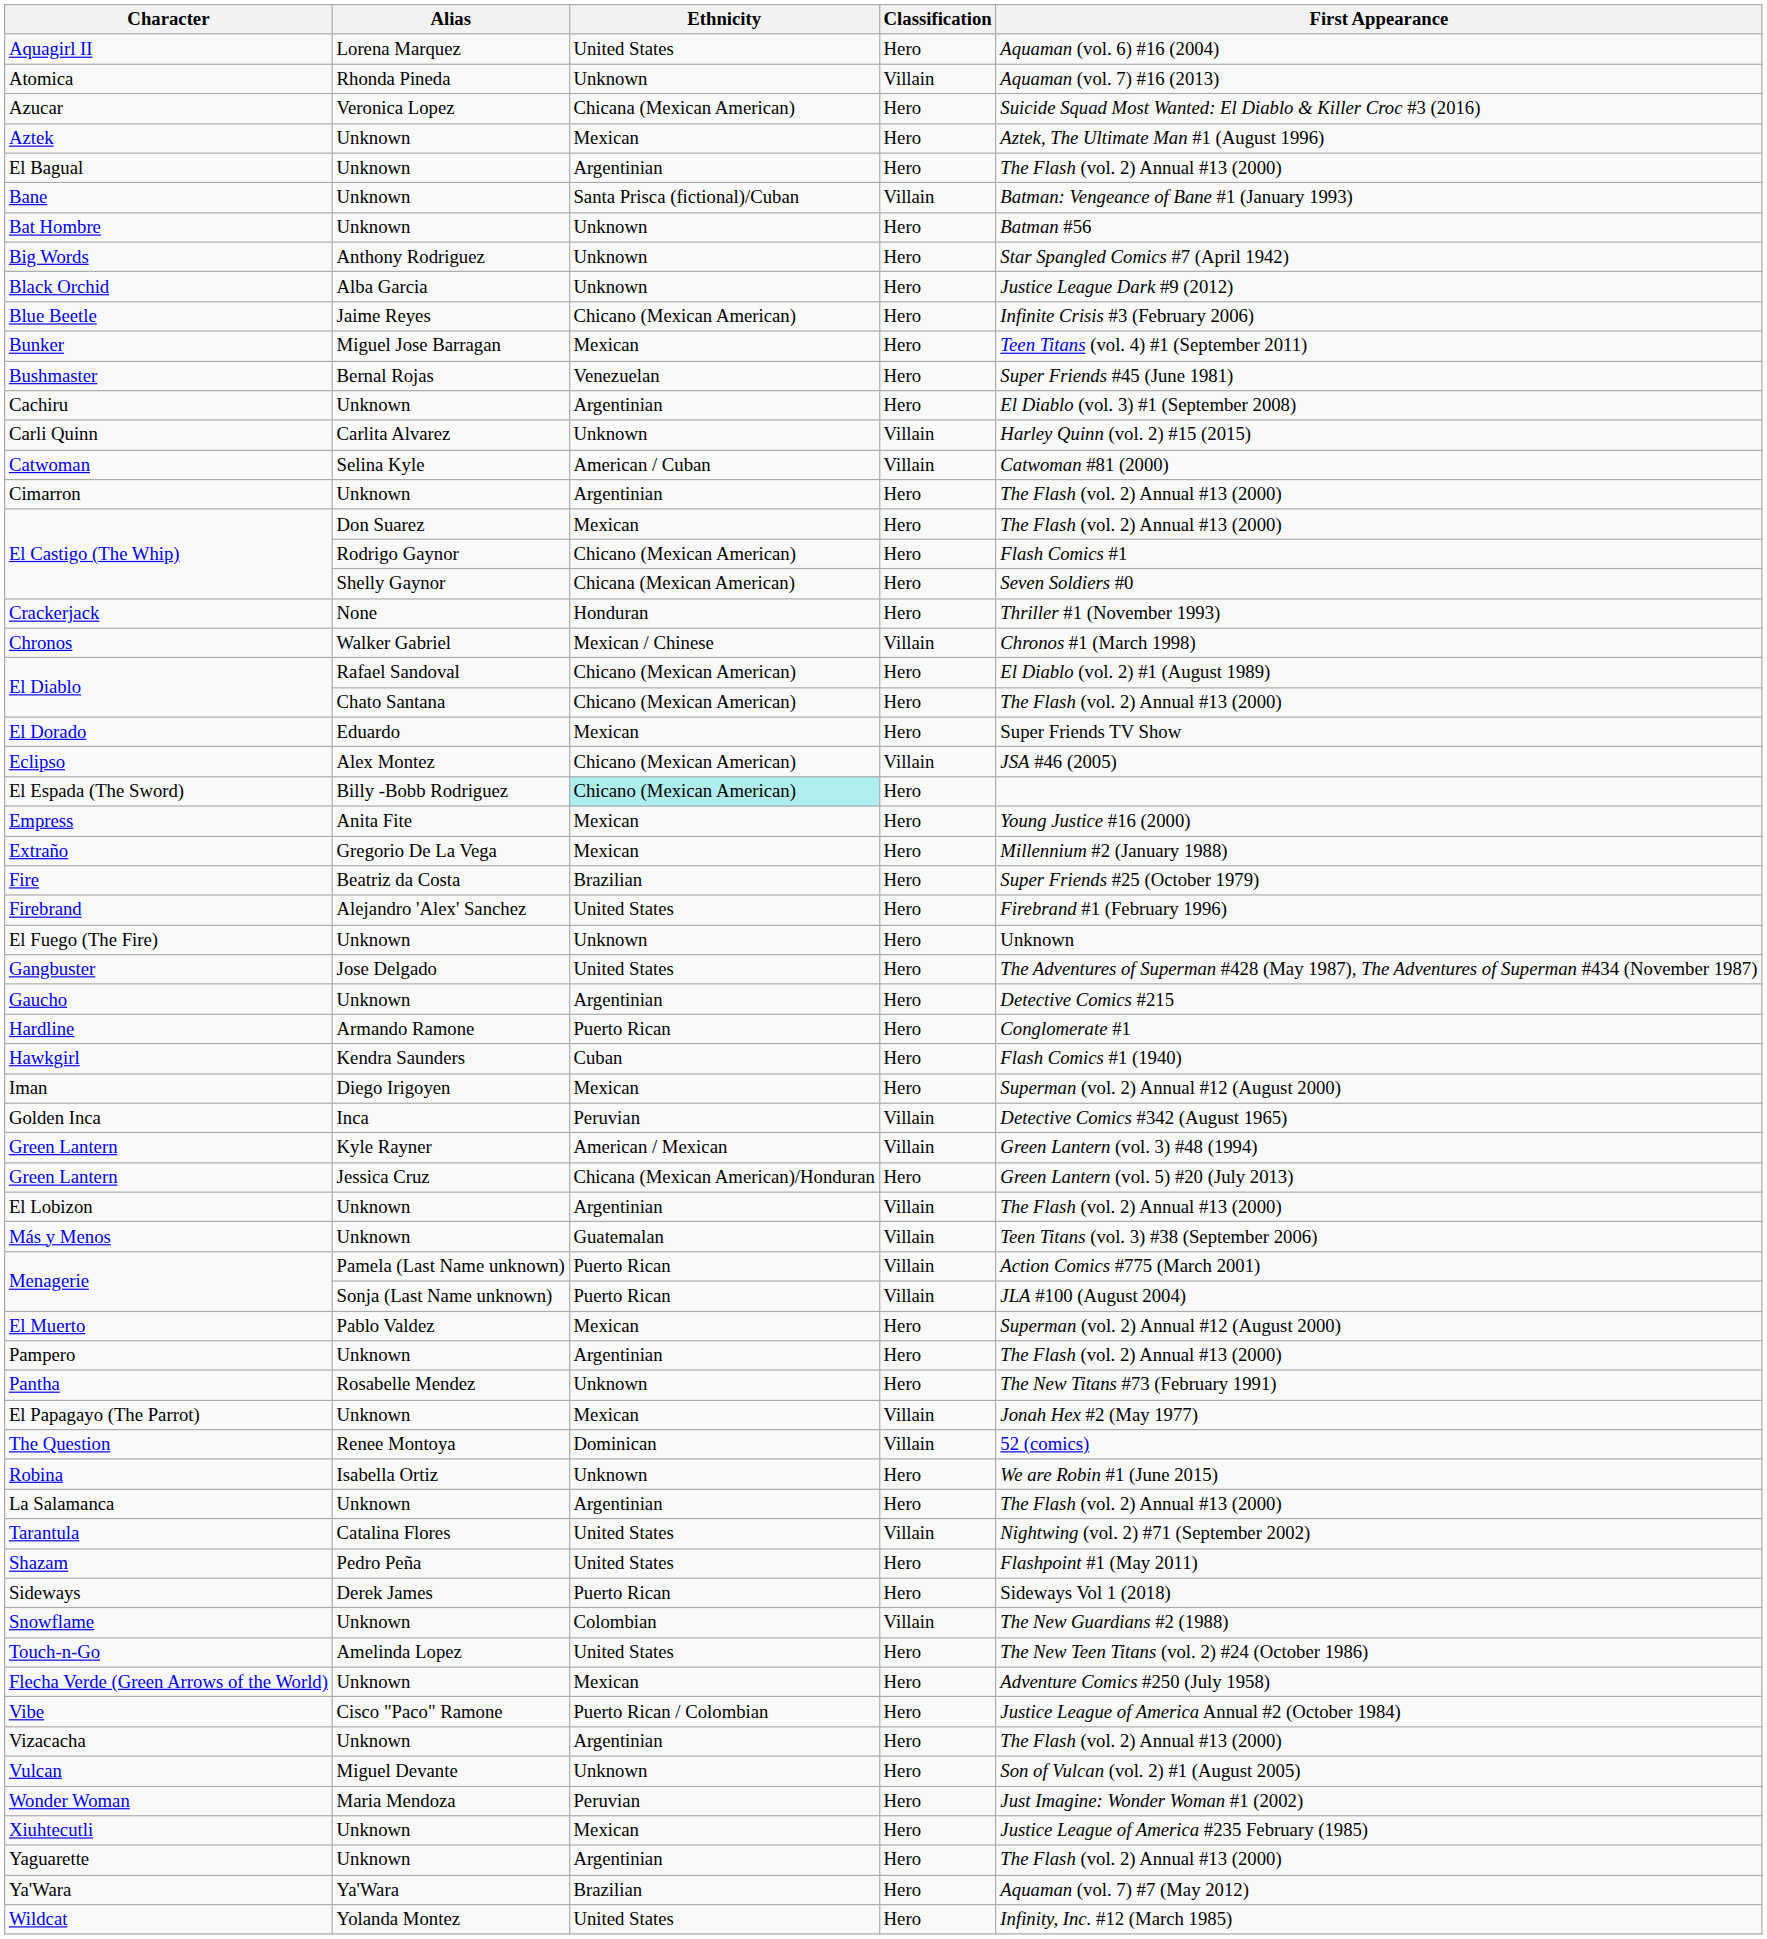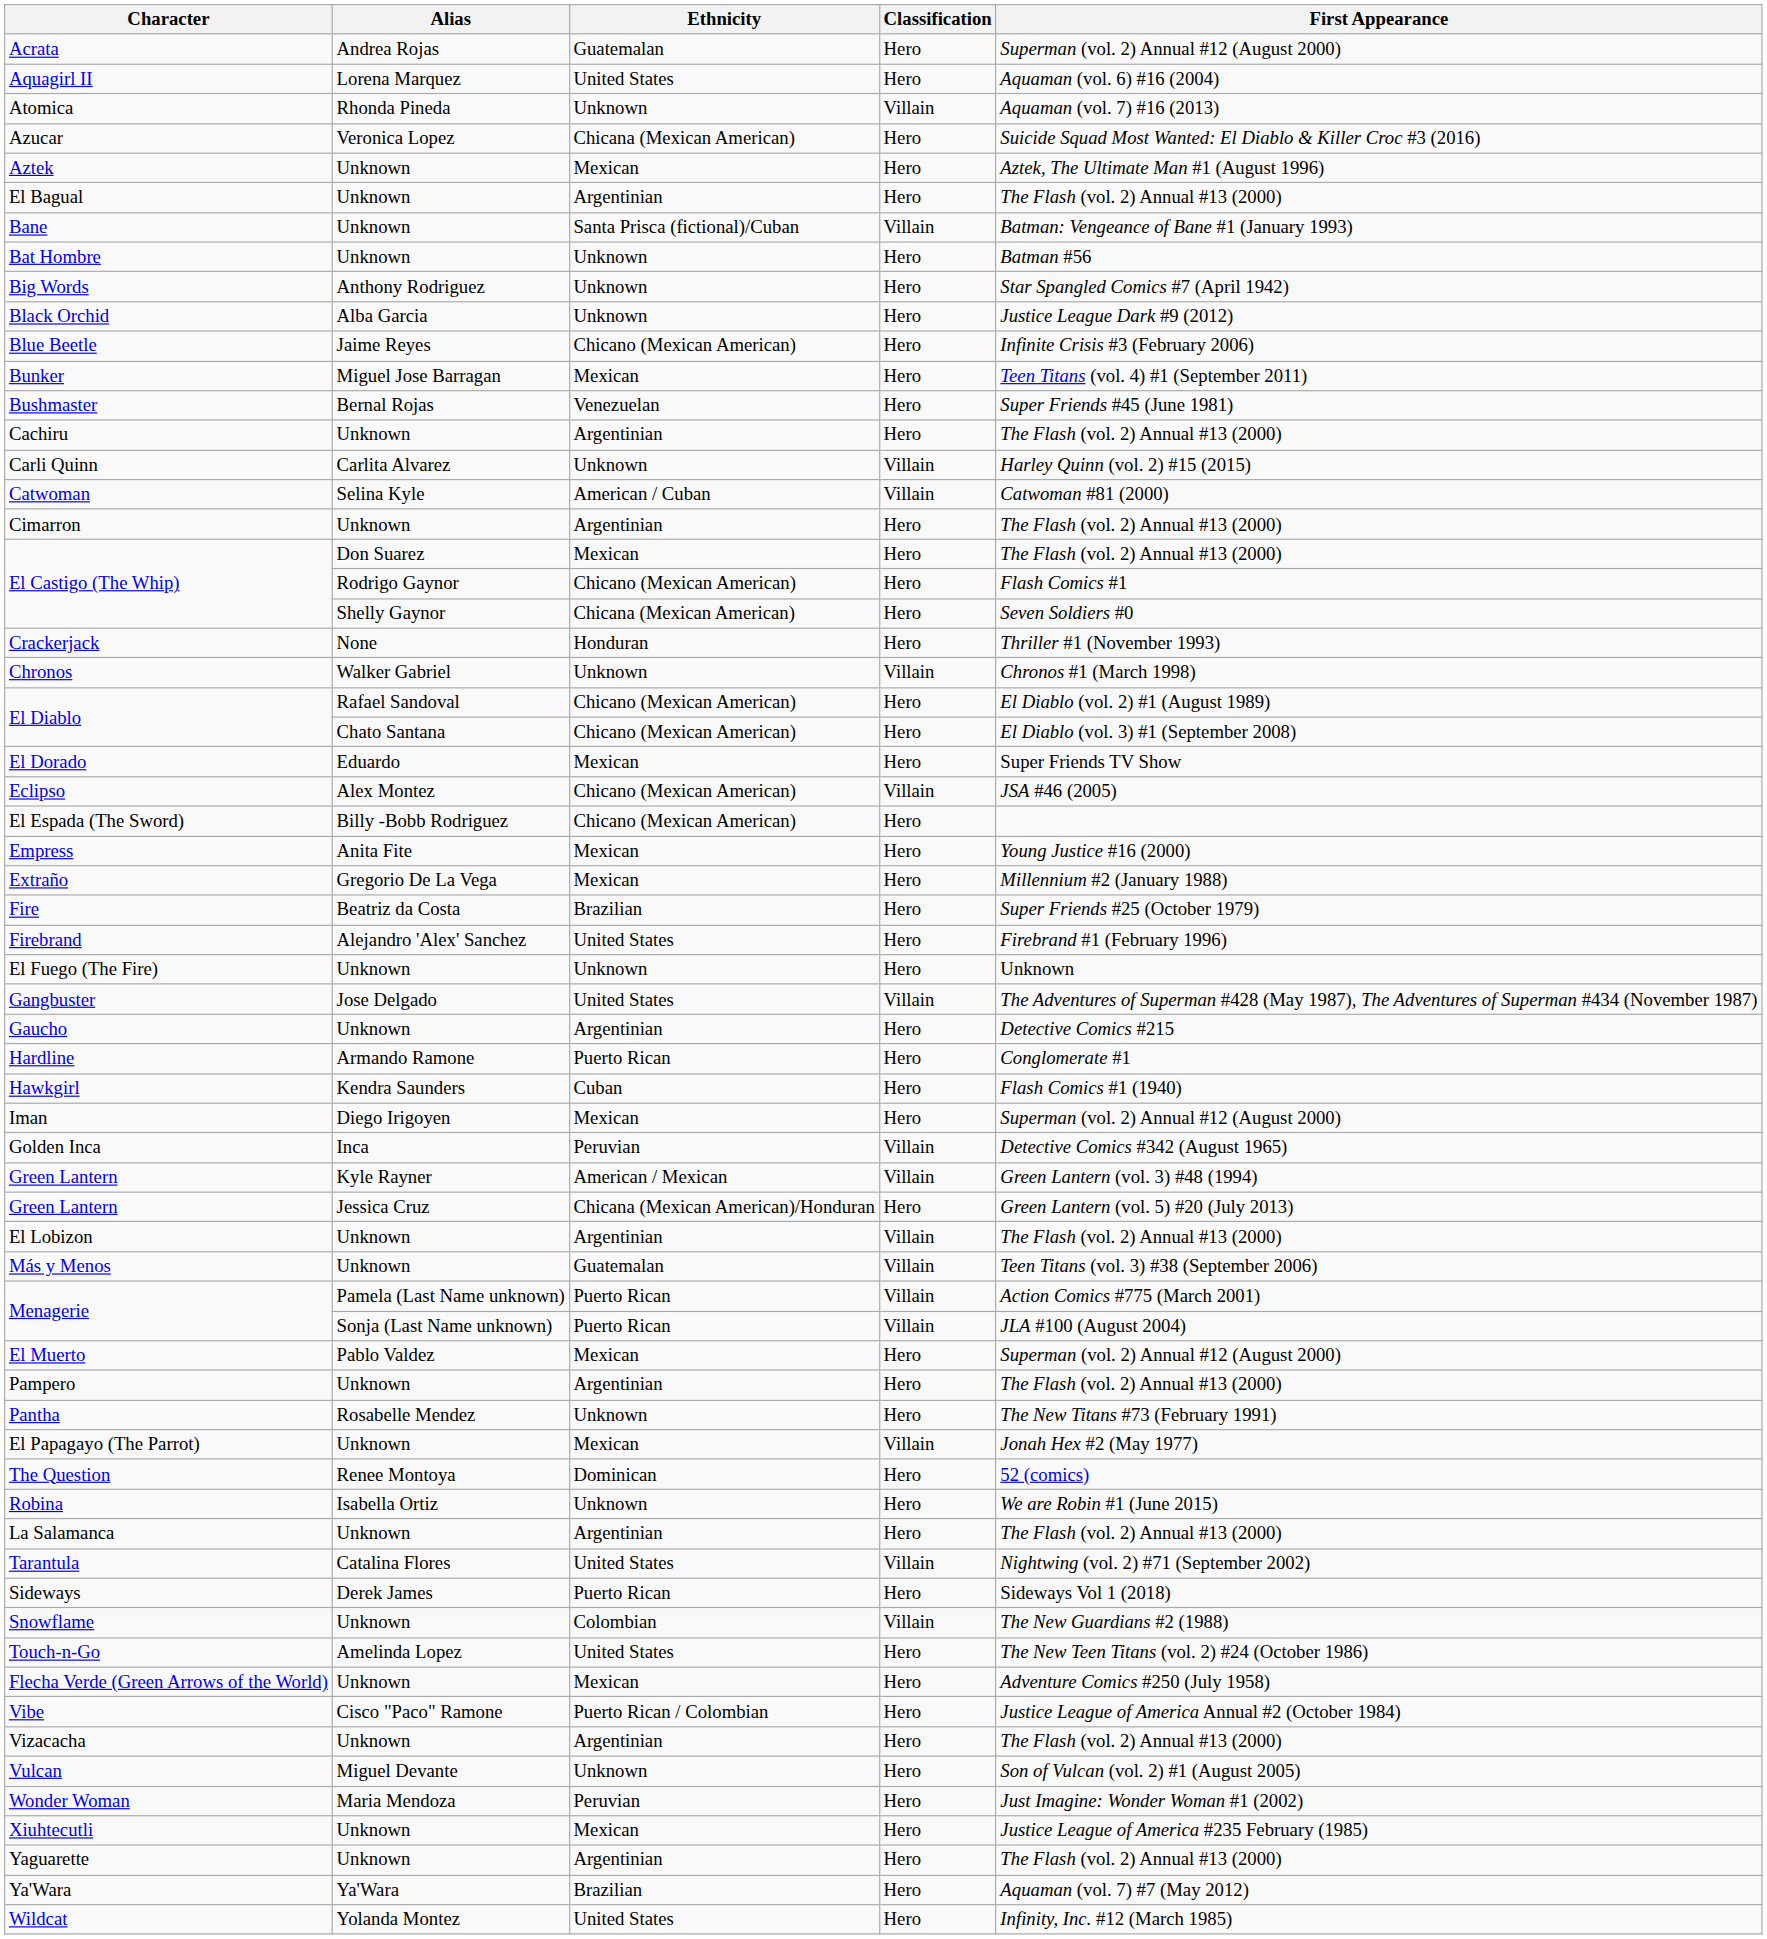+ row: (34, 49)
(1148, 405) El Diablo (vol. 3) #1 (September 2008) -> (1141, 434) The Flash (vol. 2) Annual #13 (2000)
(644, 642) Mexican / Chinese -> (610, 672) Unknown
(1141, 702) The Flash (vol. 2) Annual #13 (2000) -> (1148, 731) El Diablo (vol. 3) #1 (September 2008)
(685, 791) paleturquoise background -> (685, 820) no background
(902, 969) Hero -> (909, 999) Villain
(909, 1444) Villain -> (902, 1474) Hero
- row: (39, 1563)
